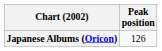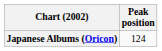(138, 38) 126 -> (138, 38) 124
